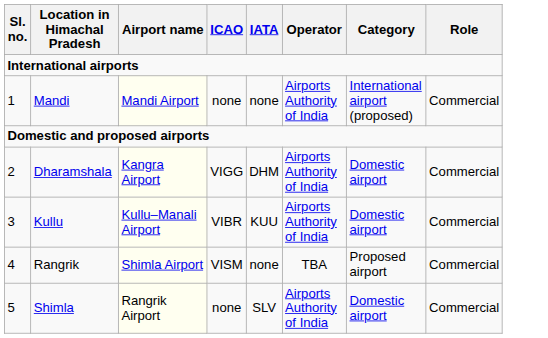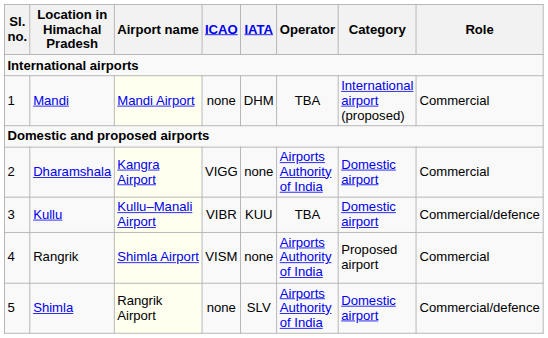(264, 100) none -> (259, 100) DHM
(311, 100) Airports Authority of India -> (307, 100) TBA
(264, 171) DHM -> (259, 171) none
(311, 222) Airports Authority of India -> (307, 214) TBA
(464, 222) Commercial -> (480, 214) Commercial/defence
(314, 265) TBA -> (306, 257) Airports Authority of India
(464, 308) Commercial -> (480, 308) Commercial/defence
